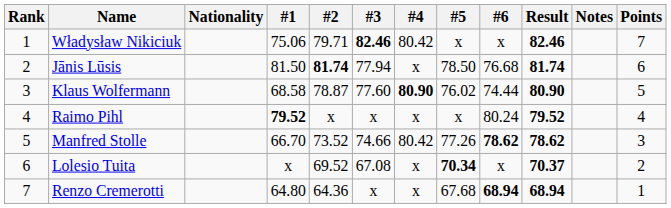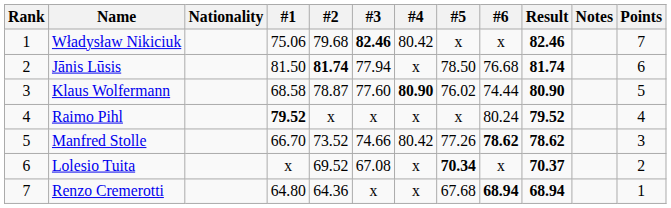(331, 41) 79.71 -> (331, 41) 79.68
